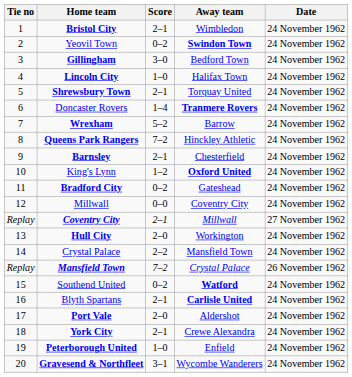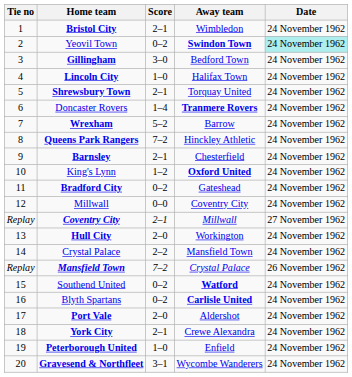(306, 44) no background -> (306, 44) paleturquoise background
(160, 300) 2–1 -> (160, 300) 0–2
